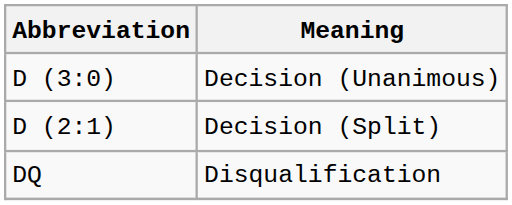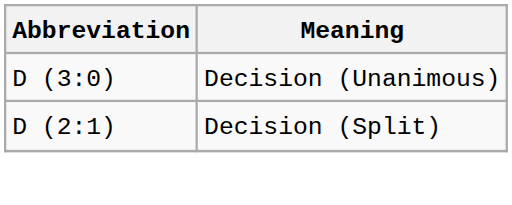- row: (323, 175)
